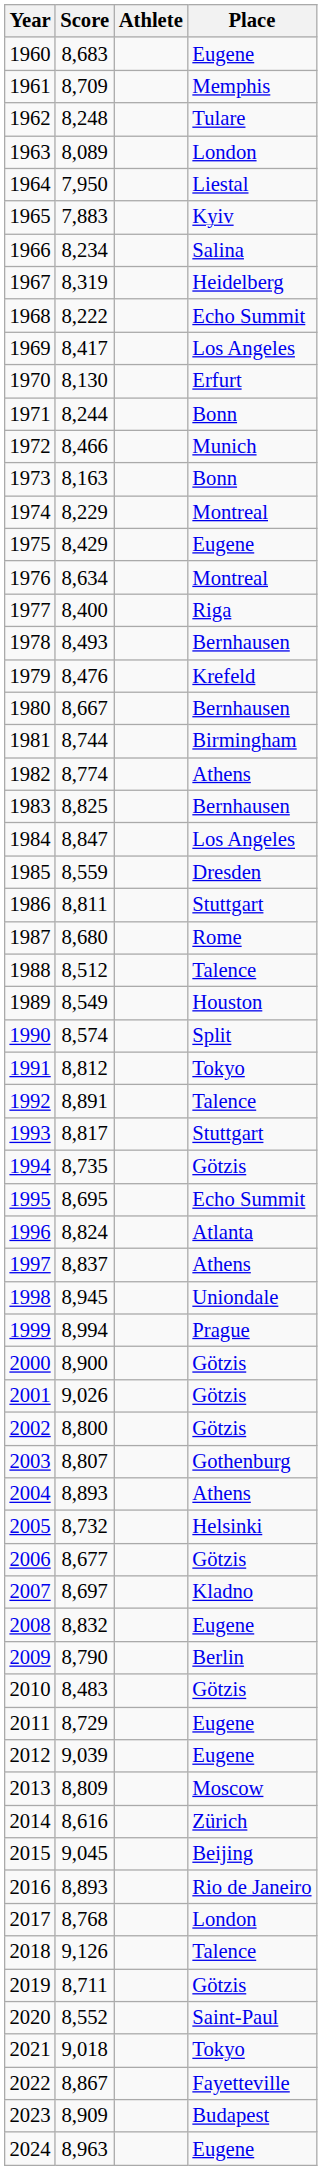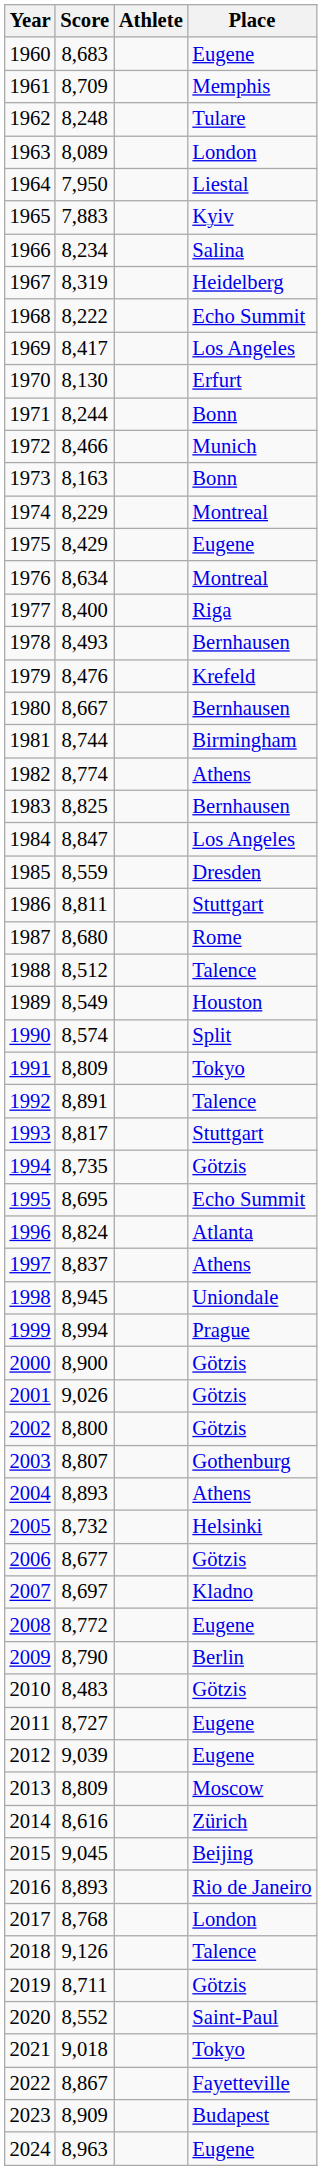(85, 1068) 8,812 -> (85, 1068) 8,809
(85, 1624) 8,832 -> (85, 1624) 8,772
(85, 1723) 8,729 -> (85, 1723) 8,727
